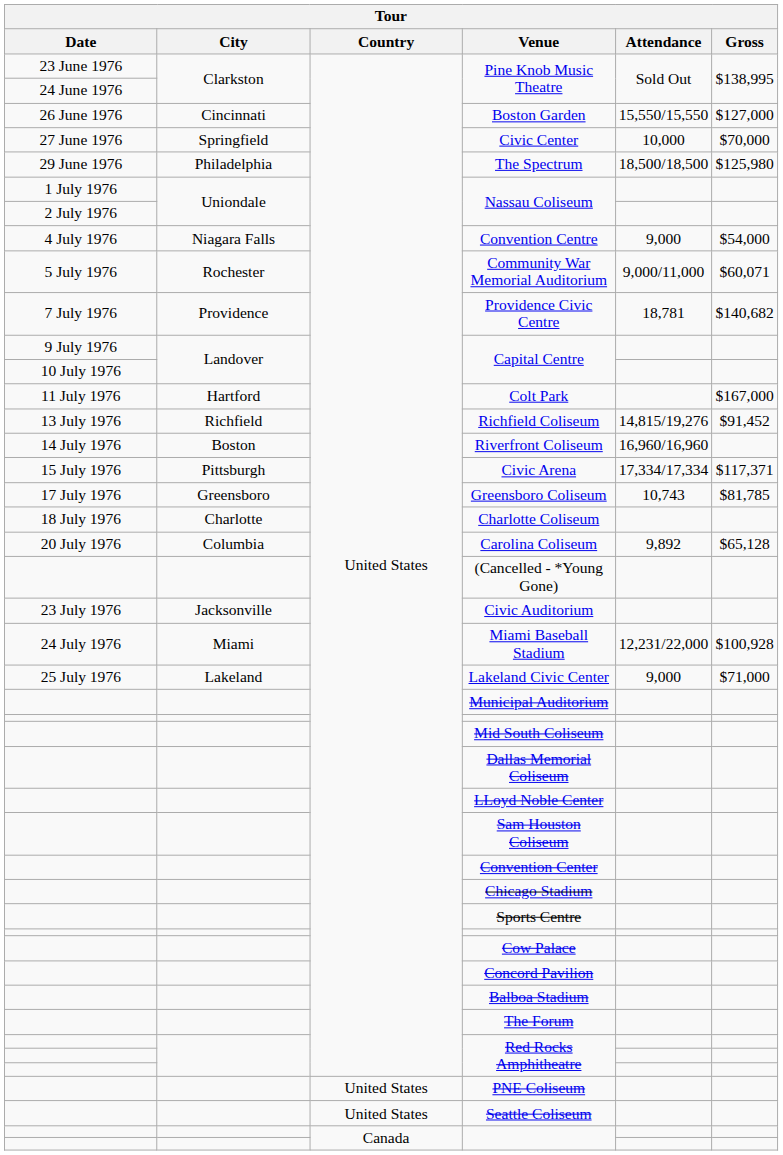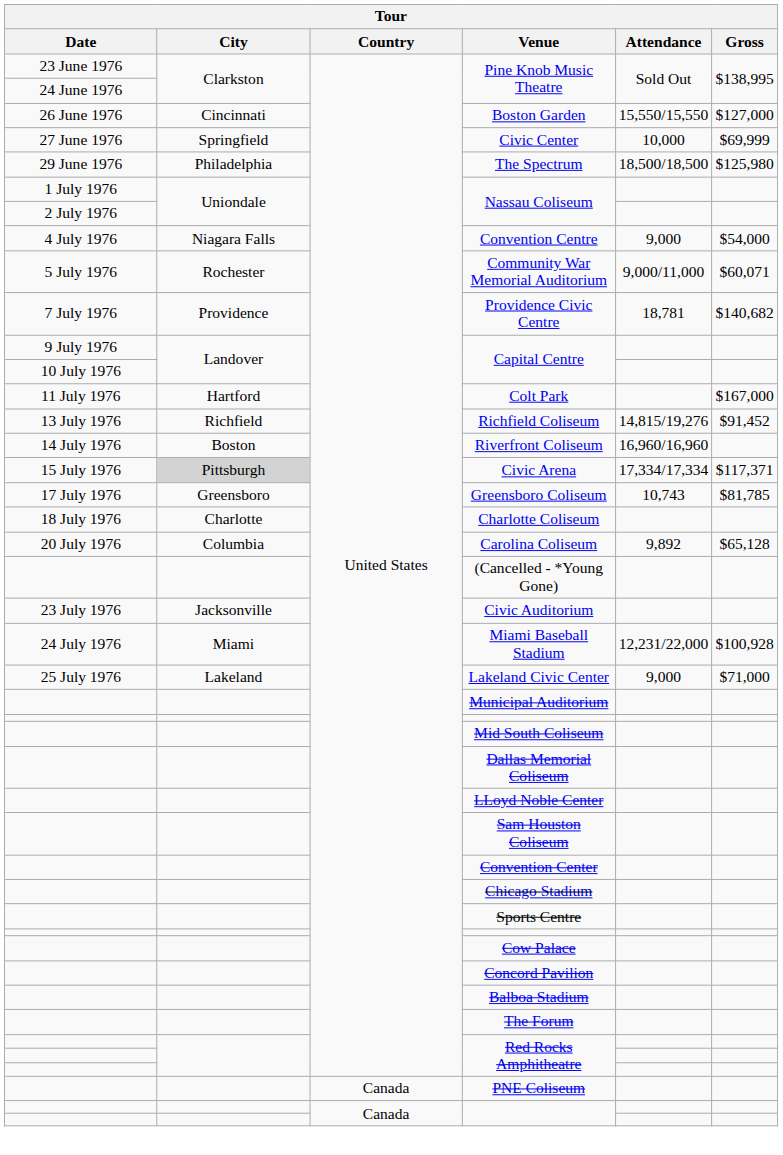(745, 139) $70,000 -> (745, 139) $69,999
(233, 470) no background -> (233, 470) lightgrey background
(386, 1088) United States -> (386, 1088) Canada
- row: (81, 1113)
